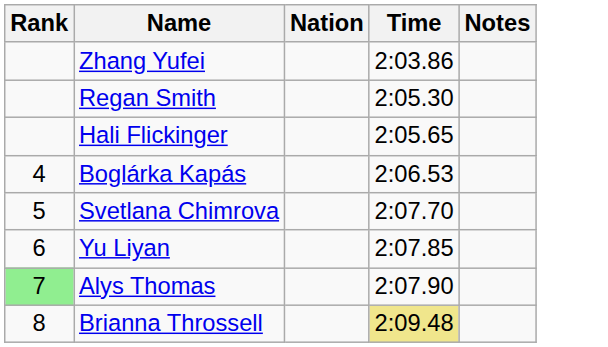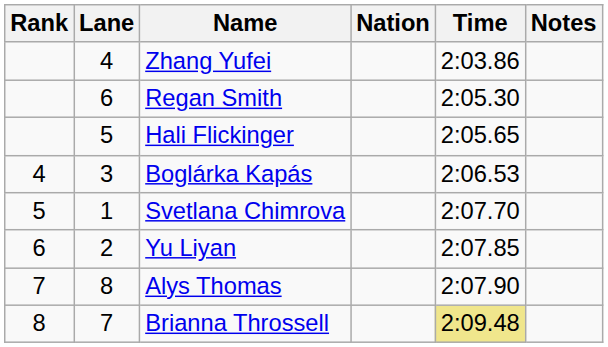+ column: (107, 23)
(39, 286) lightgreen background -> (39, 286) no background
